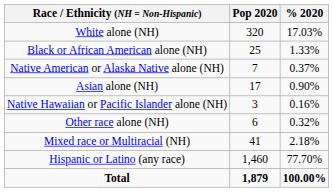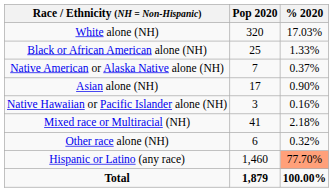rows swapped: (117, 123) <-> (117, 141)
(304, 159) no background -> (304, 159) lightsalmon background
